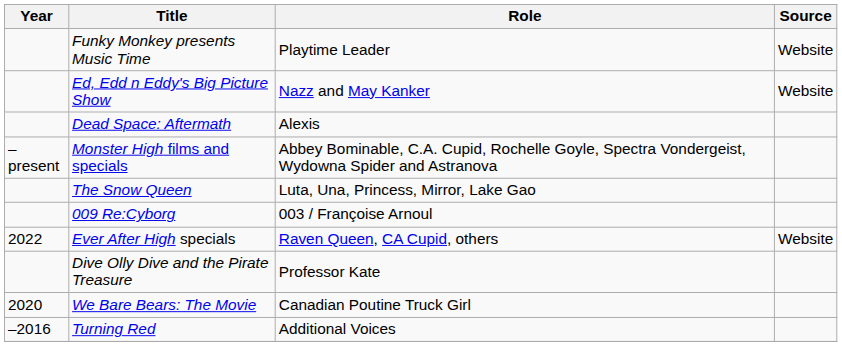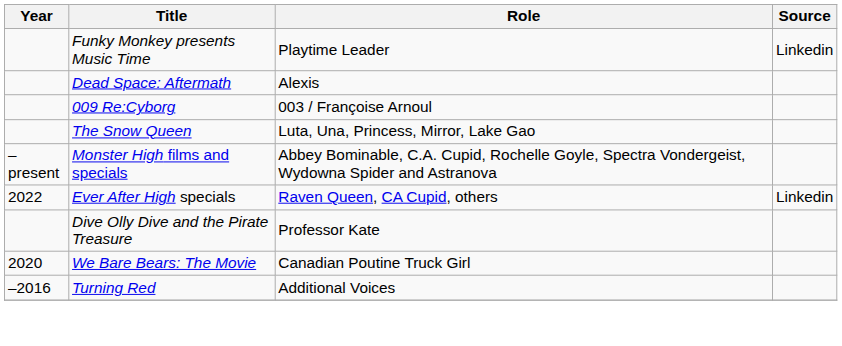(806, 49) Website -> (805, 49) Linkedin
- row: (170, 91)
rows swapped: (151, 157) <-> (124, 214)
(806, 239) Website -> (805, 197) Linkedin
